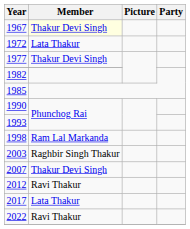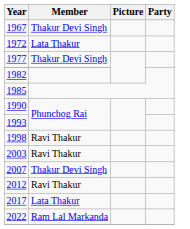(69, 28) lightyellow background -> (69, 28) no background
(70, 138) Ram Lal Markanda -> (56, 138) Ravi Thakur
(75, 153) Raghbir Singh Thakur -> (56, 153) Ravi Thakur
(56, 216) Ravi Thakur -> (70, 216) Ram Lal Markanda
